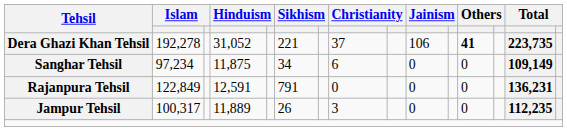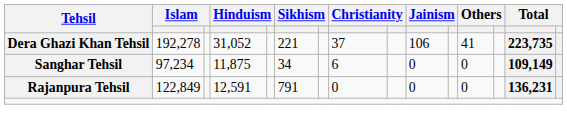(468, 43) bold -> (468, 43) normal
- row: (79, 109)
